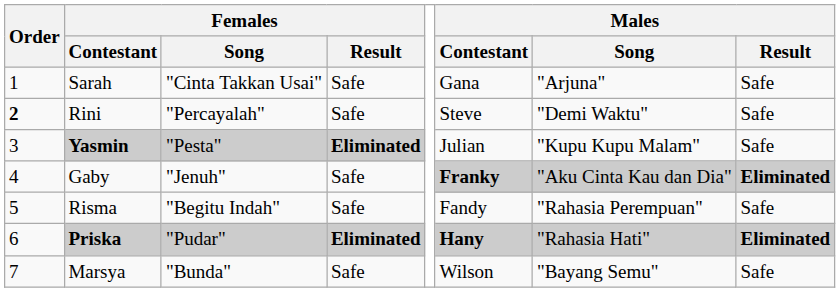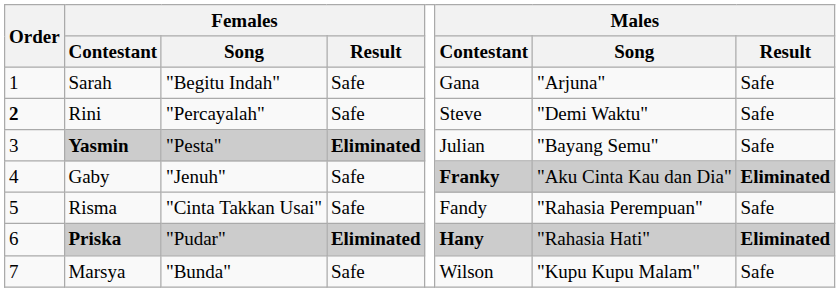(244, 83) "Cinta Takkan Usai" -> (223, 83) "Begitu Indah"
(618, 145) "Kupu Kupu Malam" -> (598, 145) "Bayang Semu"
(223, 208) "Begitu Indah" -> (244, 208) "Cinta Takkan Usai"
(598, 270) "Bayang Semu" -> (618, 270) "Kupu Kupu Malam"
